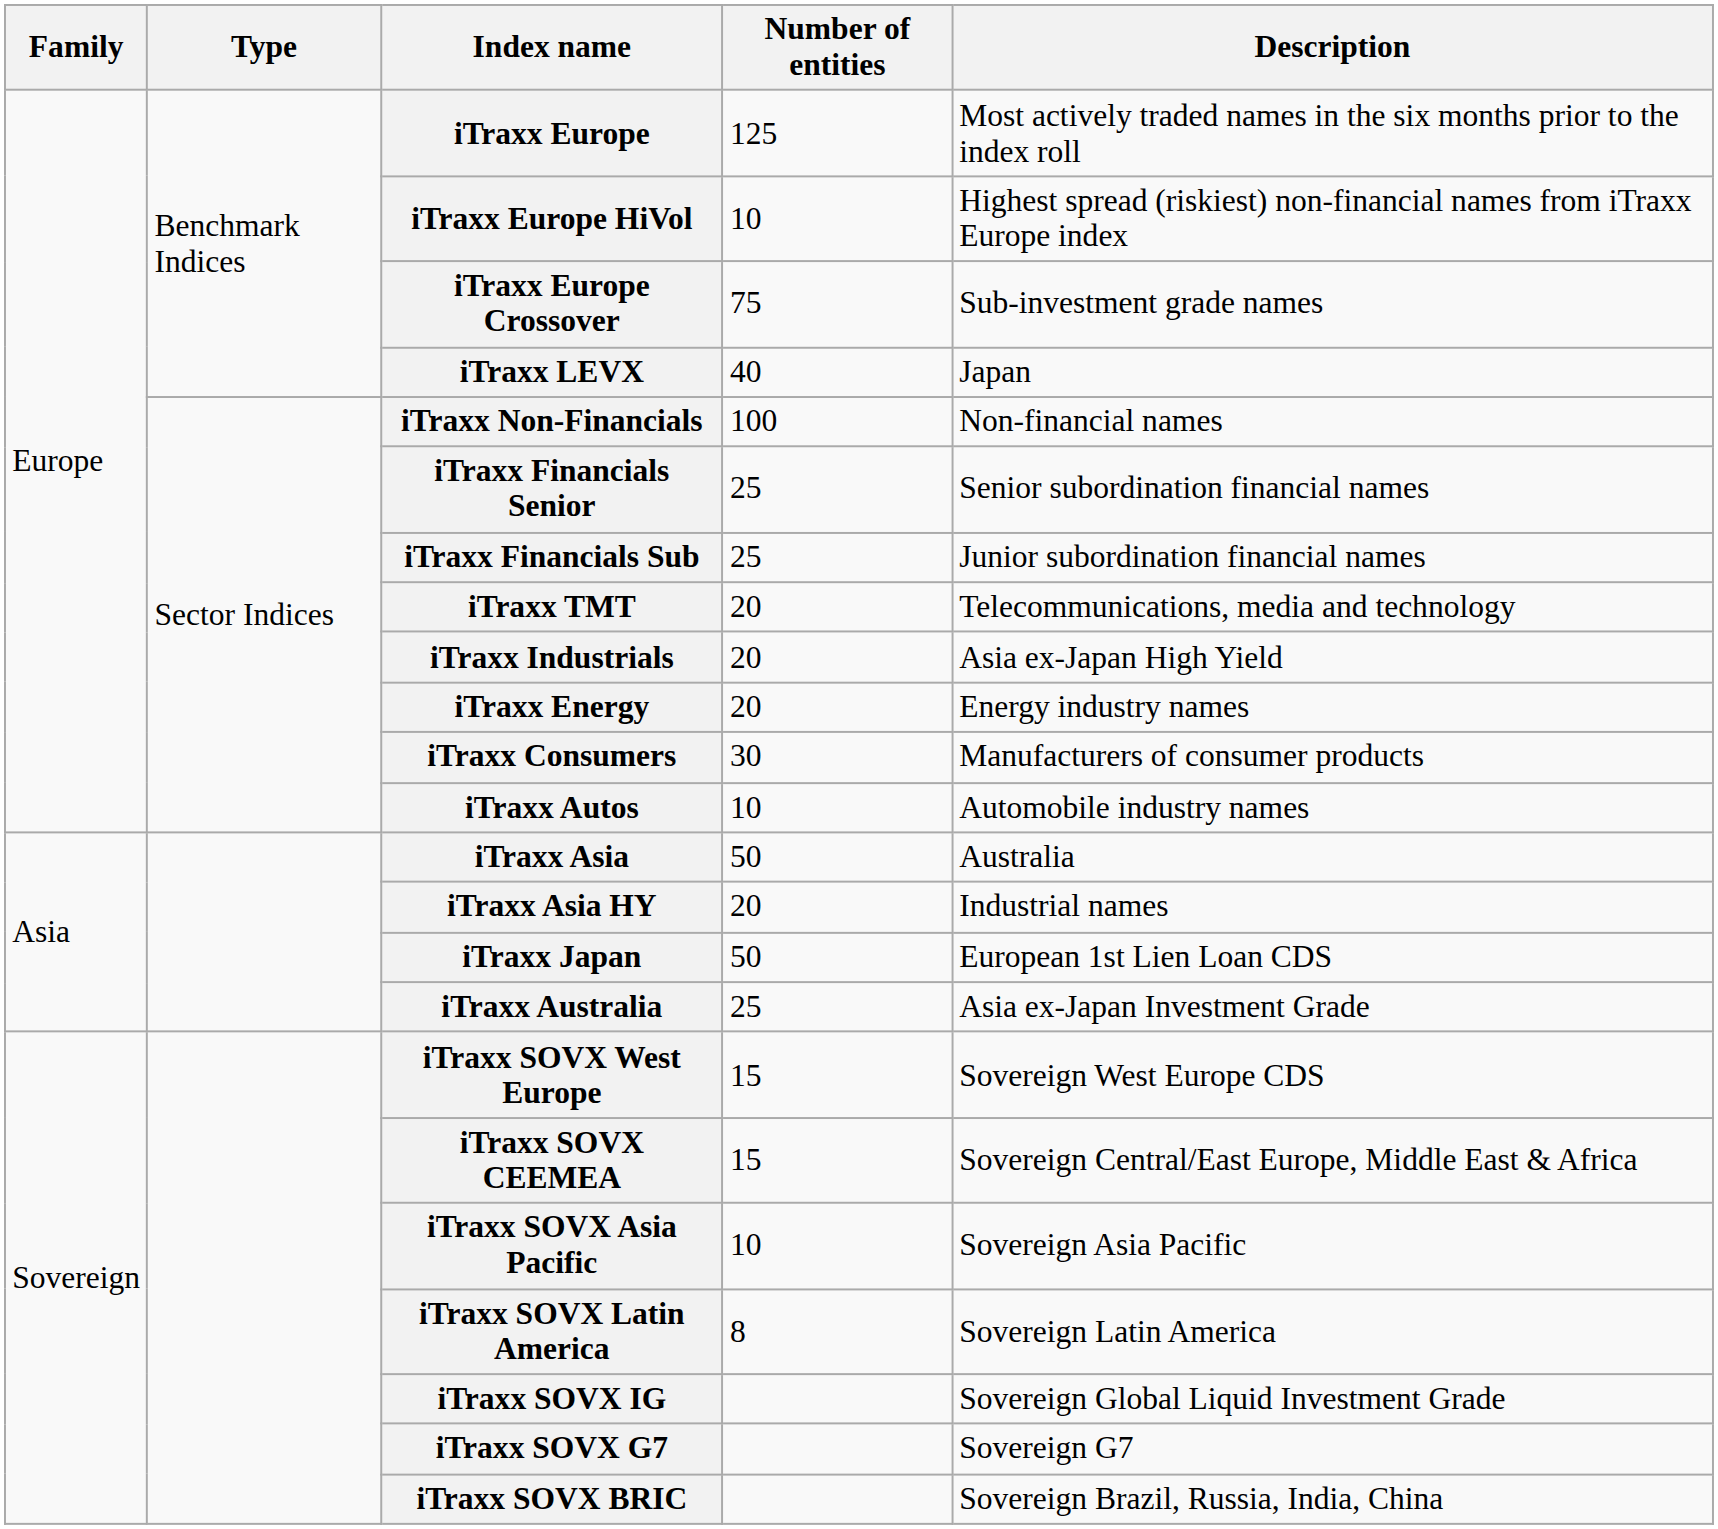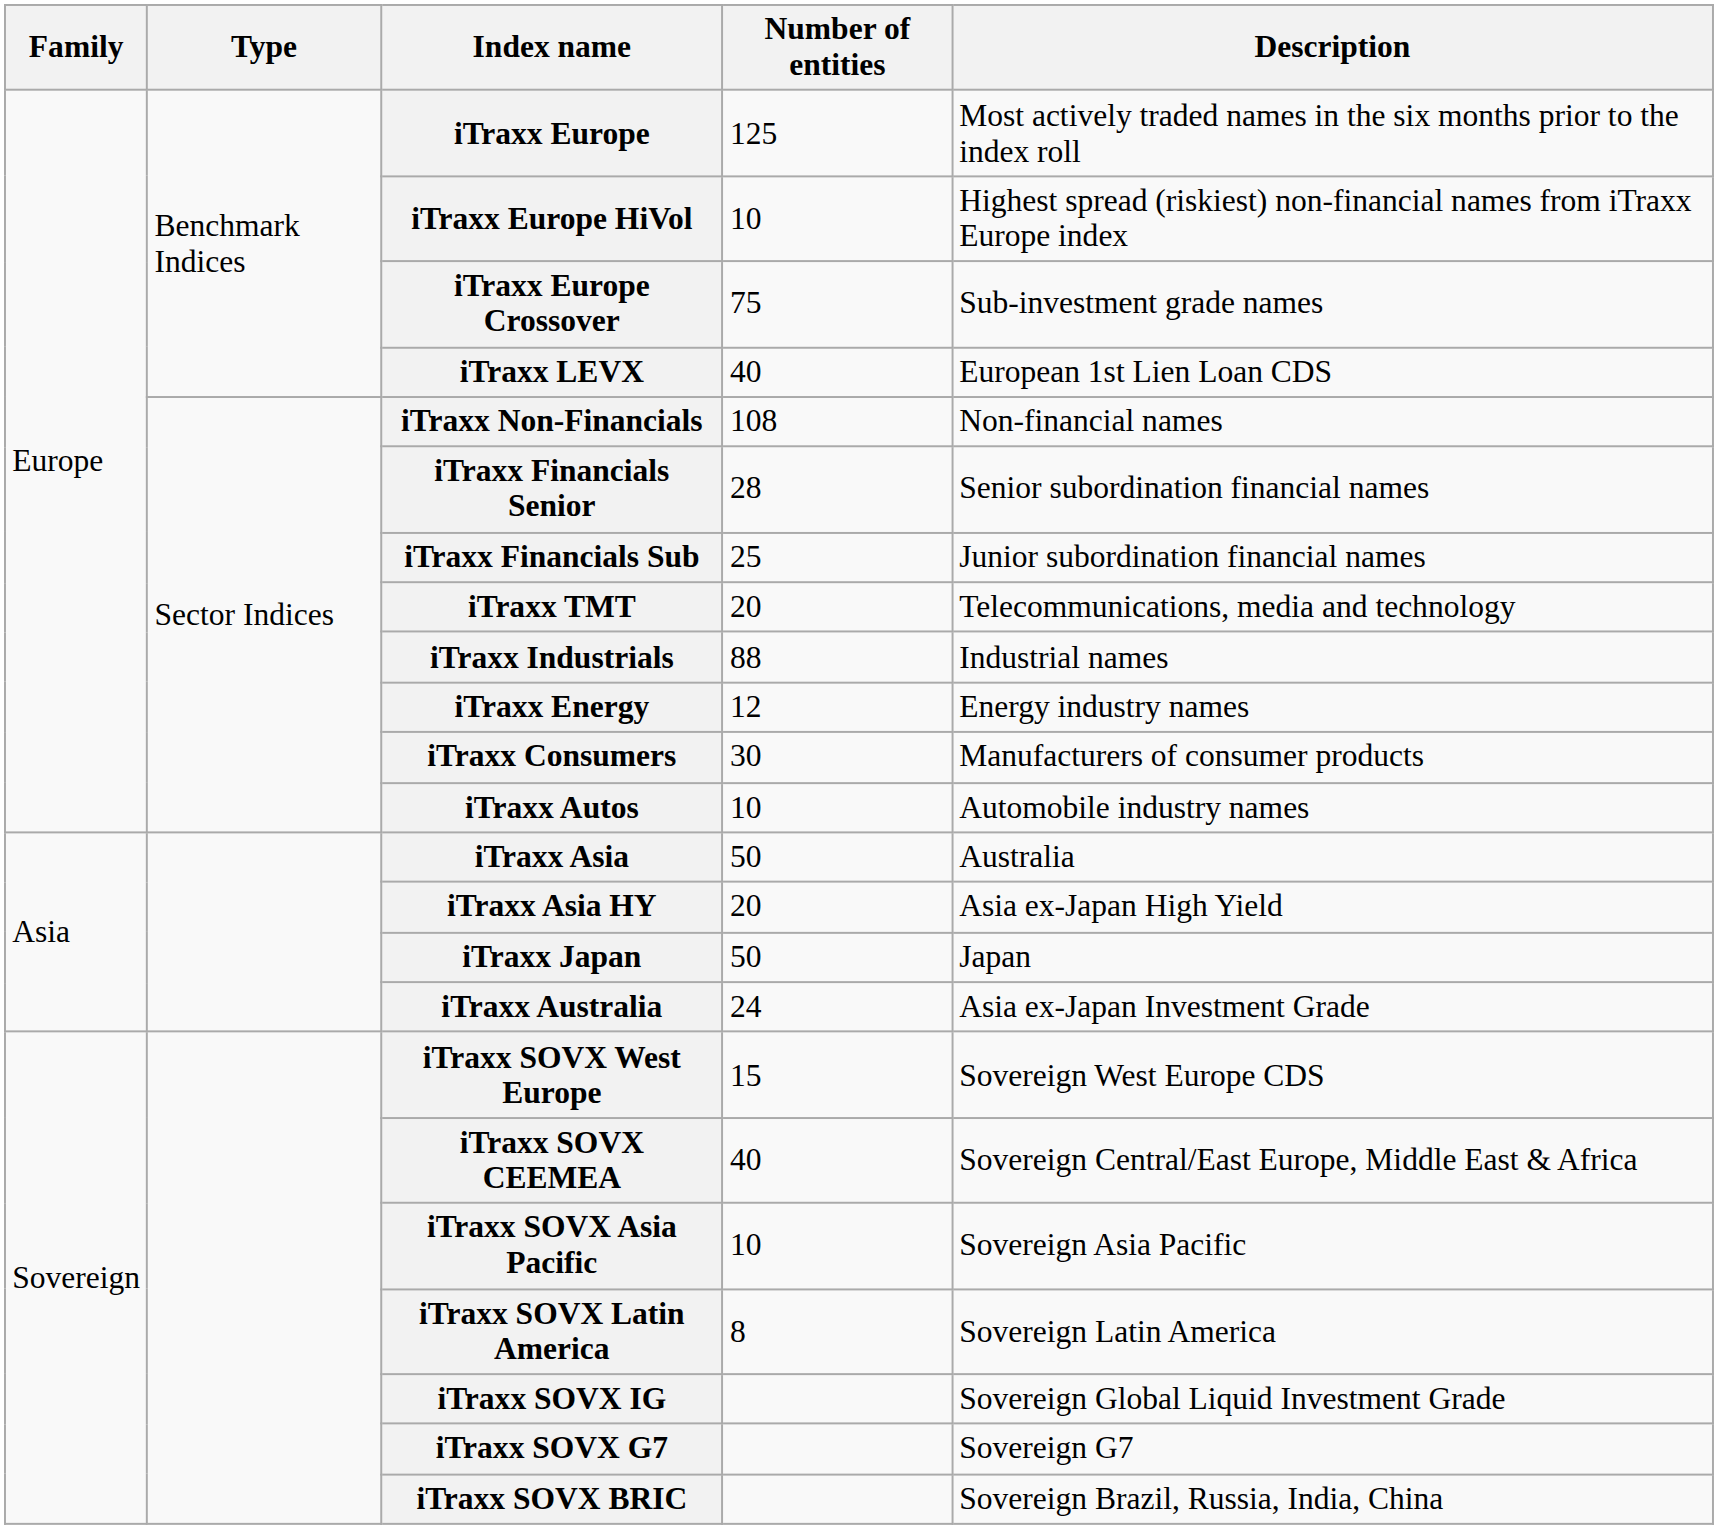(995, 371) Japan -> (1146, 371) European 1st Lien Loan CDS
(754, 421) 100 -> (754, 421) 108
(746, 488) 25 -> (746, 488) 28
(746, 656) 20 -> (746, 656) 88
(1121, 656) Asia ex-Japan High Yield -> (1064, 656) Industrial names
(746, 706) 20 -> (746, 706) 12
(1064, 906) Industrial names -> (1121, 906) Asia ex-Japan High Yield
(1146, 956) European 1st Lien Loan CDS -> (995, 956) Japan
(746, 1006) 25 -> (746, 1006) 24
(746, 1159) 15 -> (746, 1159) 40
